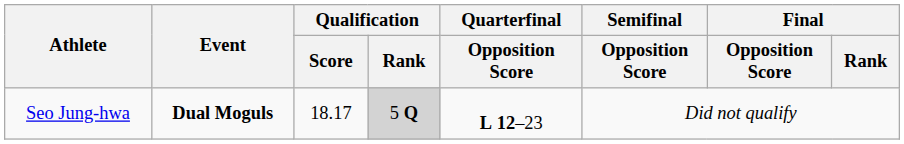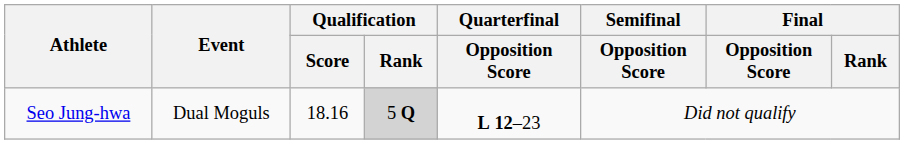(223, 113) bold -> (221, 113) normal
(331, 113) 18.17 -> (327, 113) 18.16
